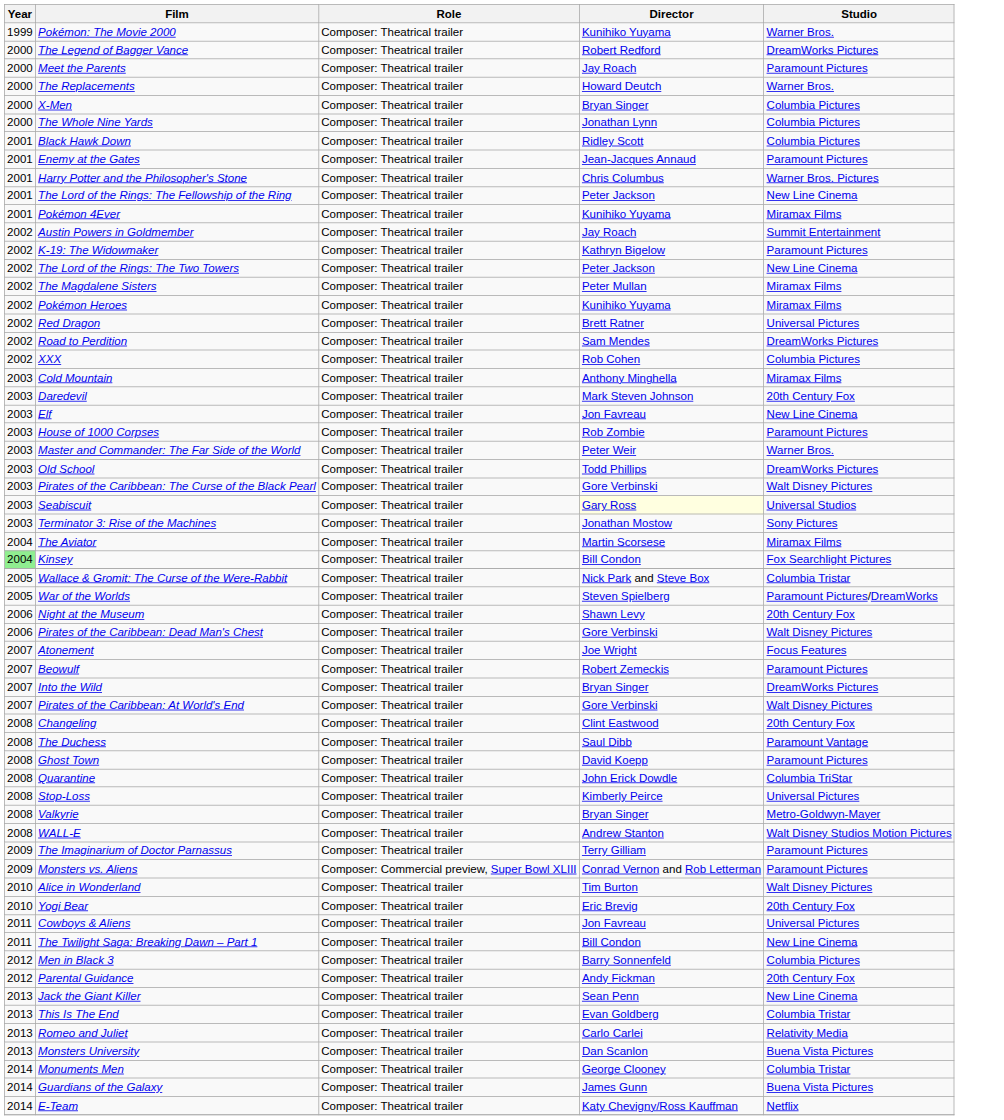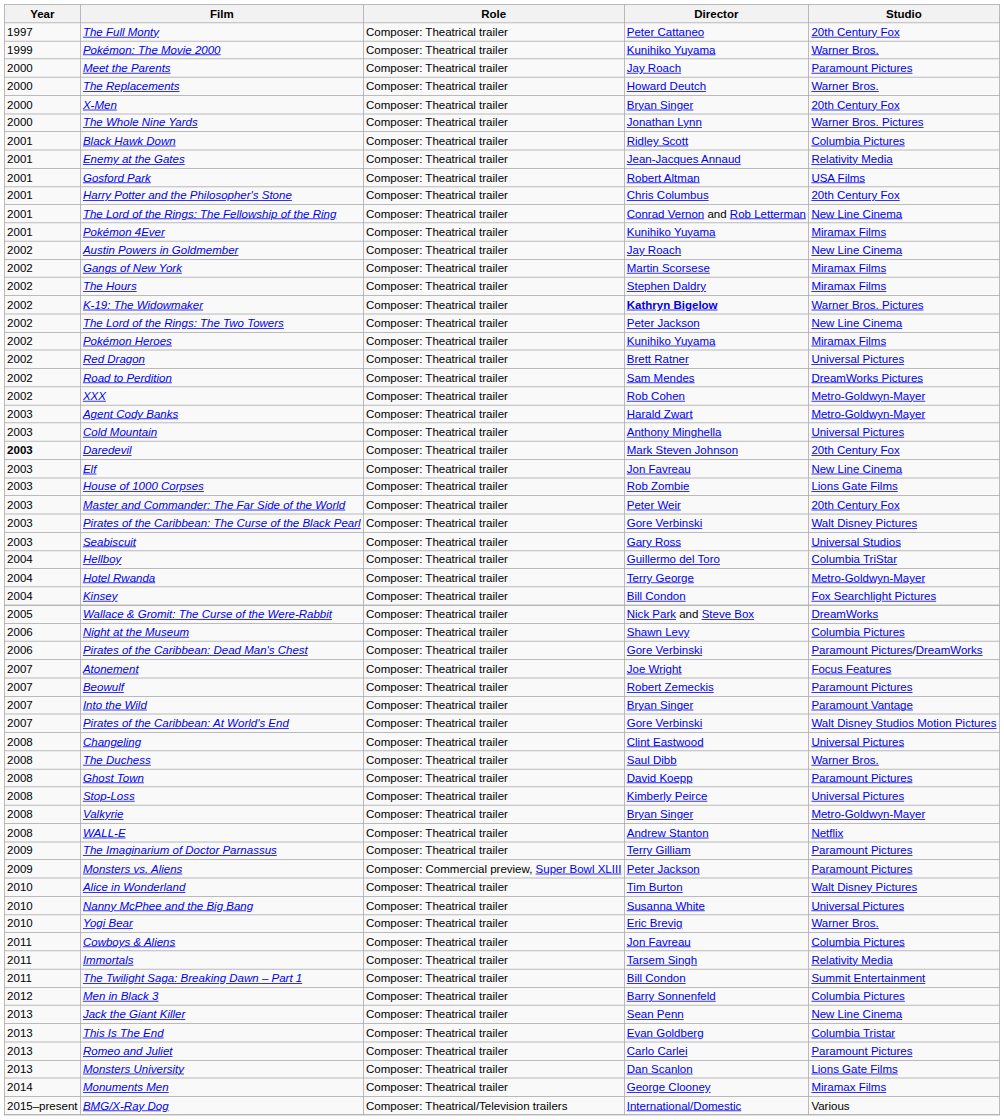+ row: (121, 32)
- row: (113, 50)
(813, 105) Columbia Pictures -> (856, 105) 20th Century Fox
(813, 123) Columbia Pictures -> (867, 123) Warner Bros. Pictures
(817, 159) Paramount Pictures -> (852, 159) Relativity Media
+ row: (117, 178)
(823, 178) Warner Bros. Pictures -> (856, 196) 20th Century Fox
(618, 196) Peter Jackson -> (716, 214) Conrad Vernon and Rob Letterman
(824, 232) Summit Entertainment -> (857, 250) New Line Cinema
+ row: (132, 269)
+ row: (110, 287)
(624, 250) normal -> (672, 305) bold
(817, 250) Paramount Pictures -> (867, 305) Warner Bros. Pictures
- row: (97, 287)
(813, 360) Columbia Pictures -> (868, 396) Metro-Goldwyn-Mayer
+ row: (131, 414)
(804, 378) Miramax Films -> (858, 432) Universal Pictures
(20, 396) normal -> (20, 451) bold
(817, 432) Paramount Pictures -> (855, 487) Lions Gate Films
(800, 451) Warner Bros. -> (856, 505) 20th Century Fox
- row: (66, 469)
(609, 505) lightyellow background -> (654, 542) no background
- row: (127, 523)
- row: (67, 542)
+ row: (102, 560)
+ row: (119, 578)
(20, 560) lightgreen background -> (20, 596) no background
(808, 578) Columbia Tristar -> (845, 614) DreamWorks
- row: (84, 596)
(811, 614) 20th Century Fox -> (858, 633) Columbia Pictures
(819, 633) Walt Disney Pictures -> (897, 651) Paramount Pictures/DreamWorks
(822, 687) DreamWorks Pictures -> (862, 705) Paramount Vantage
(819, 705) Walt Disney Pictures -> (904, 724) Walt Disney Studios Motion Pictures
(811, 724) 20th Century Fox -> (858, 742) Universal Pictures
(817, 742) Paramount Vantage -> (845, 760) Warner Bros.
- row: (67, 778)
(859, 833) Walt Disney Studios Motion Pictures -> (827, 833) Netflix
(672, 869) Conrad Vernon and Rob Letterman -> (663, 869) Peter Jackson
+ row: (168, 906)
(811, 906) 20th Century Fox -> (845, 924) Warner Bros.
(813, 924) Universal Pictures -> (858, 942) Columbia Pictures
+ row: (108, 960)
(812, 942) New Line Cinema -> (868, 978) Summit Entertainment
- row: (86, 978)
(807, 1033) Relativity Media -> (862, 1051) Paramount Pictures
(820, 1051) Buena Vista Pictures -> (855, 1069) Lions Gate Films
(808, 1069) Columbia Tristar -> (849, 1088) Miramax Films
- row: (100, 1088)
- row: (58, 1106)
+ row: (126, 1106)
